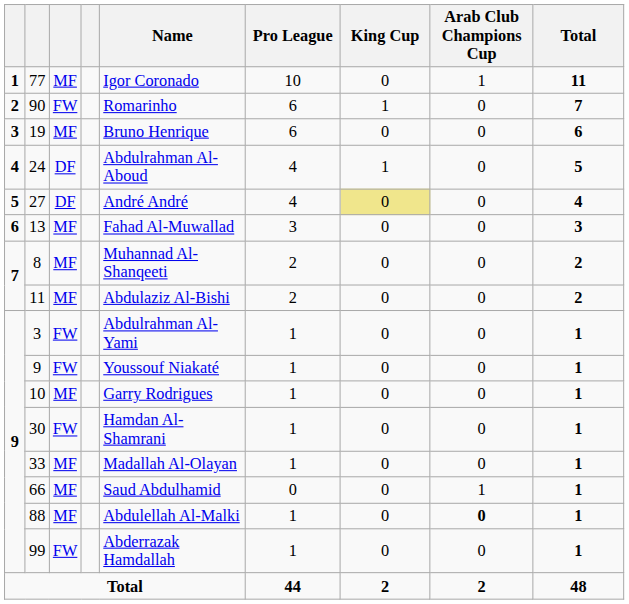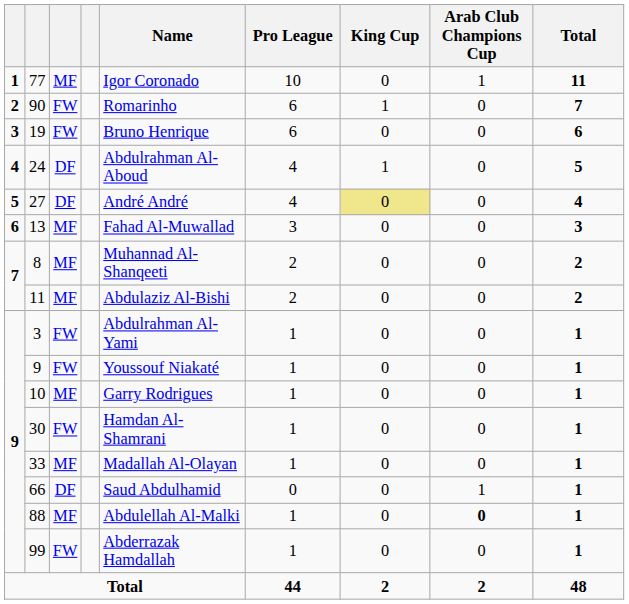(65, 131) MF -> (65, 131) FW
(65, 489) MF -> (65, 489) DF
